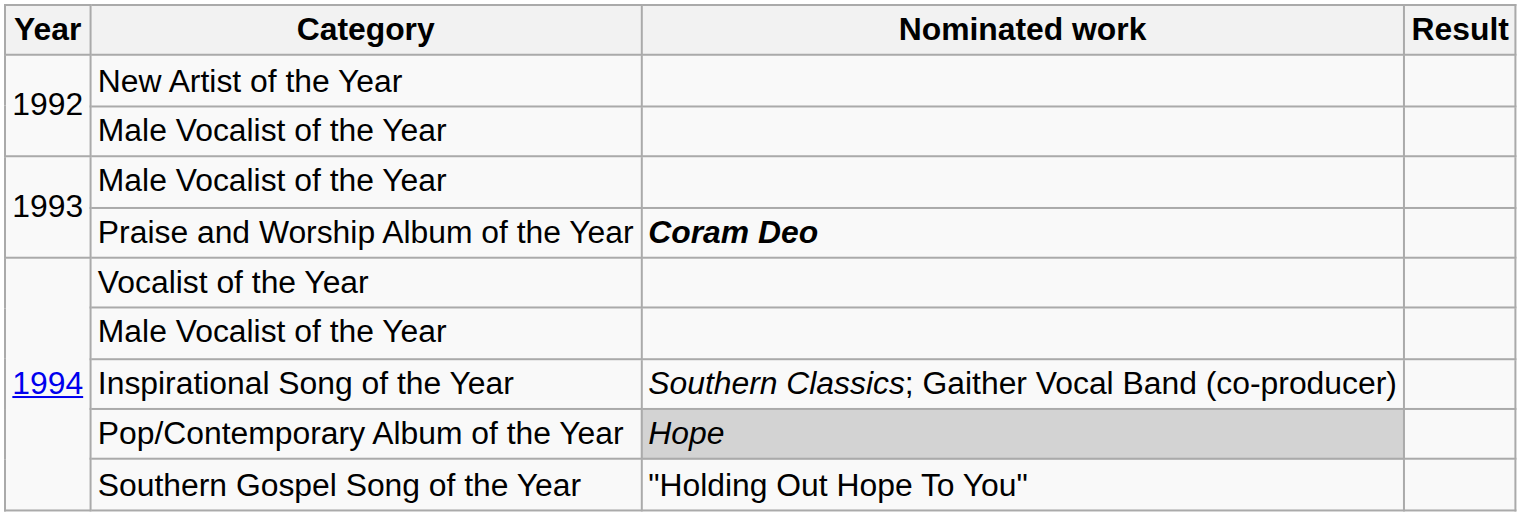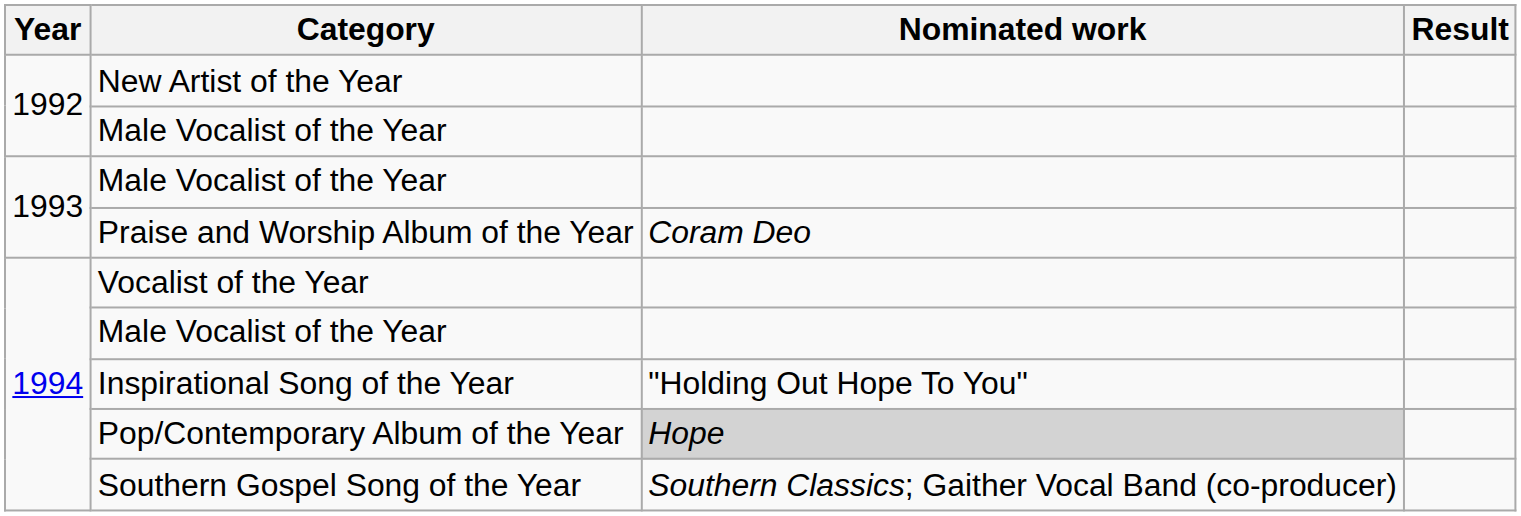(733, 231) bold -> (730, 231) normal
(1023, 383) Southern Classics; Gaither Vocal Band (co-producer) -> (838, 383) "Holding Out Hope To You"
(838, 484) "Holding Out Hope To You" -> (1023, 484) Southern Classics; Gaither Vocal Band (co-producer)
